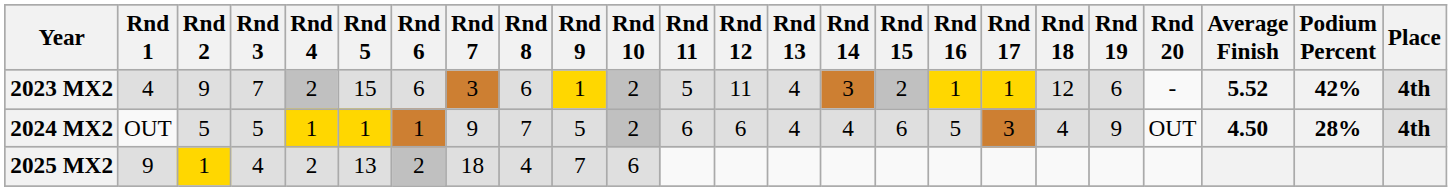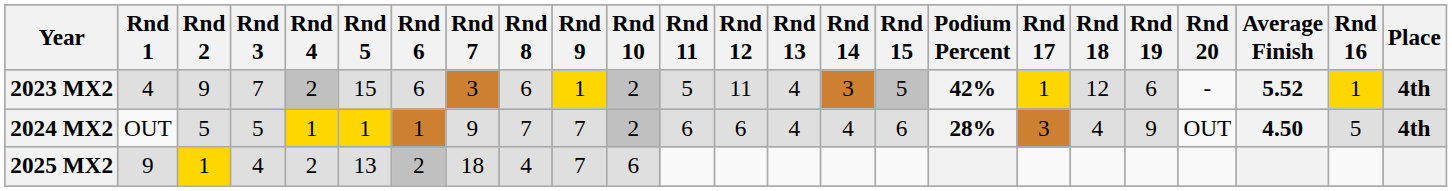columns swapped: (955, 36) <-> (1338, 36)
(902, 89) 2 -> (902, 89) 5
(580, 127) 5 -> (580, 127) 7
